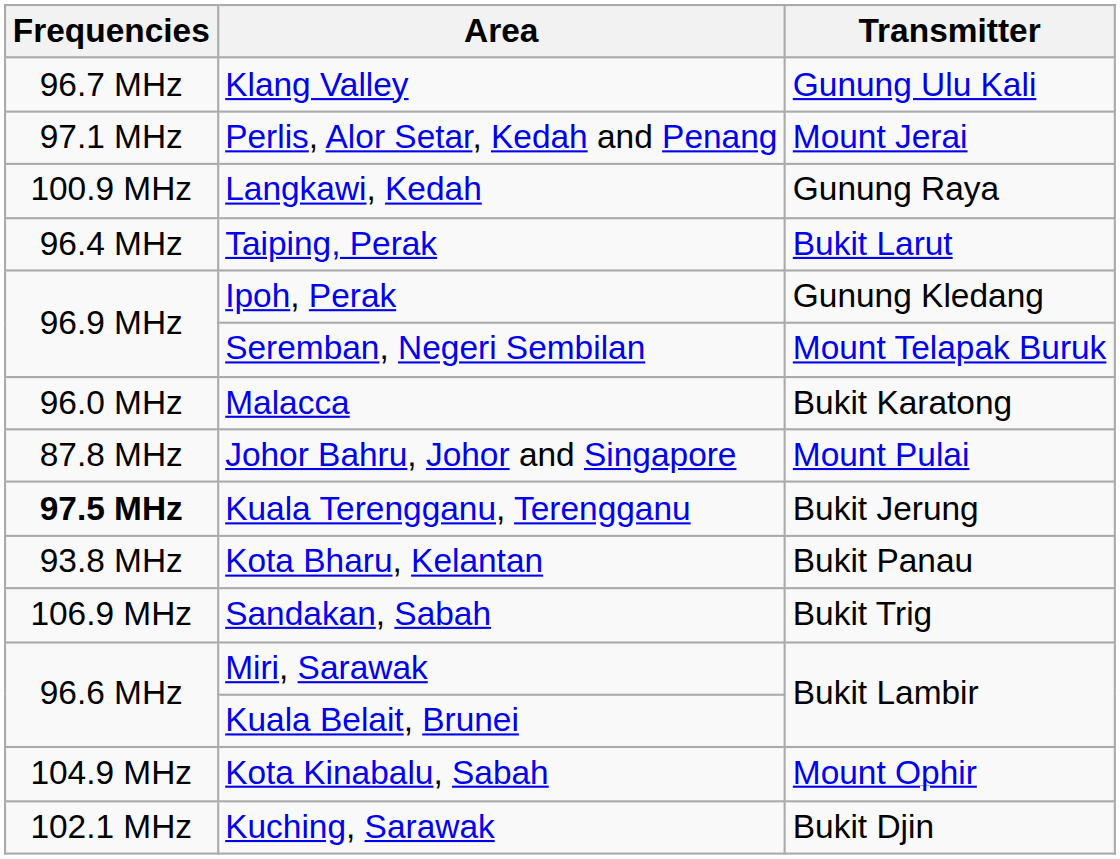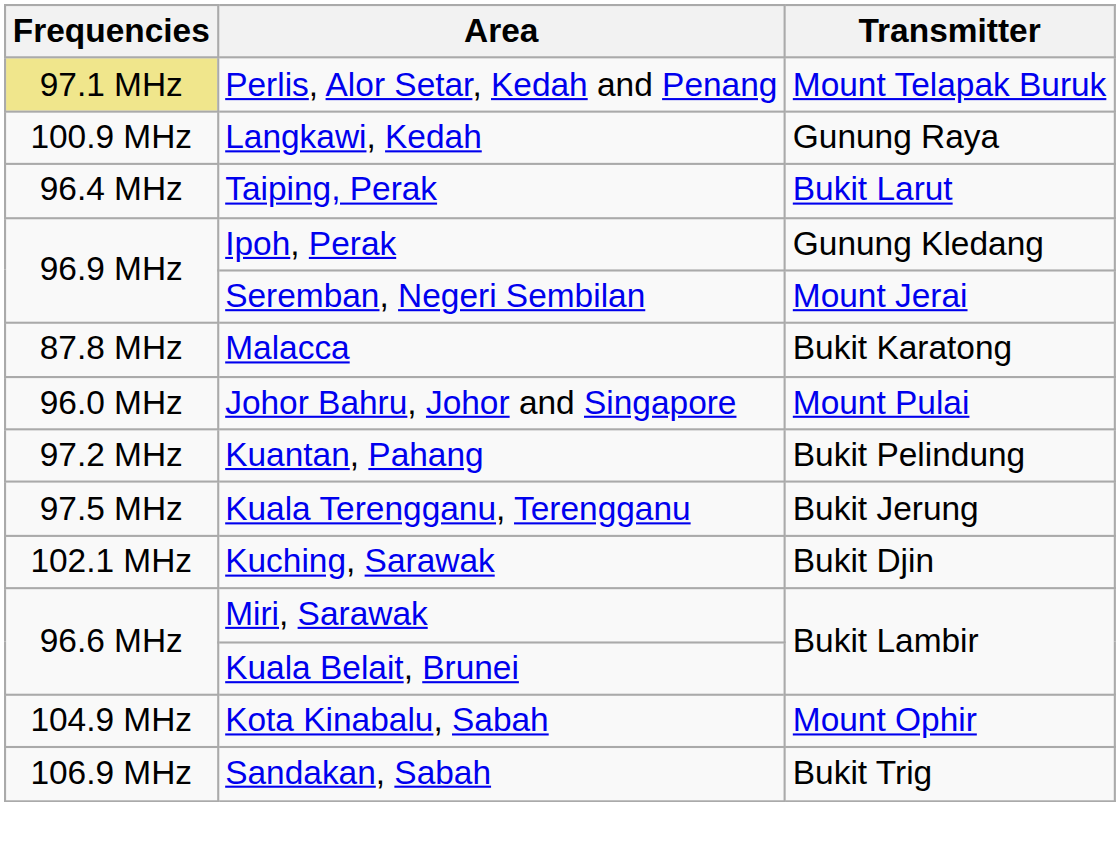- row: (317, 84)
(111, 137) no background -> (111, 84) khaki background
(880, 137) Mount Jerai -> (950, 84) Mount Telapak Buruk
(950, 349) Mount Telapak Buruk -> (880, 296) Mount Jerai
(111, 402) 96.0 MHz -> (111, 349) 87.8 MHz
(111, 455) 87.8 MHz -> (111, 402) 96.0 MHz
+ row: (354, 455)
(111, 508) bold -> (111, 508) normal
- row: (384, 561)
rows swapped: (360, 826) <-> (358, 614)
